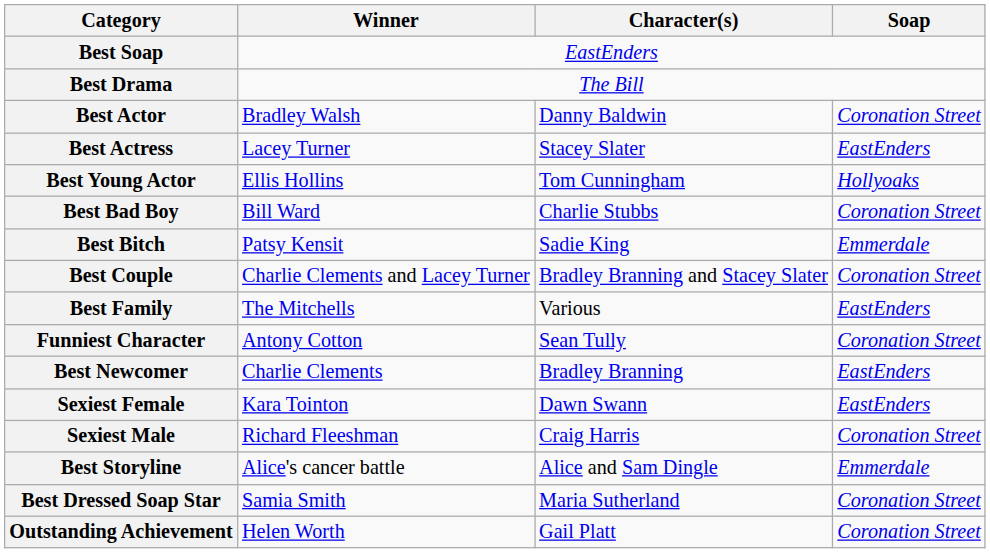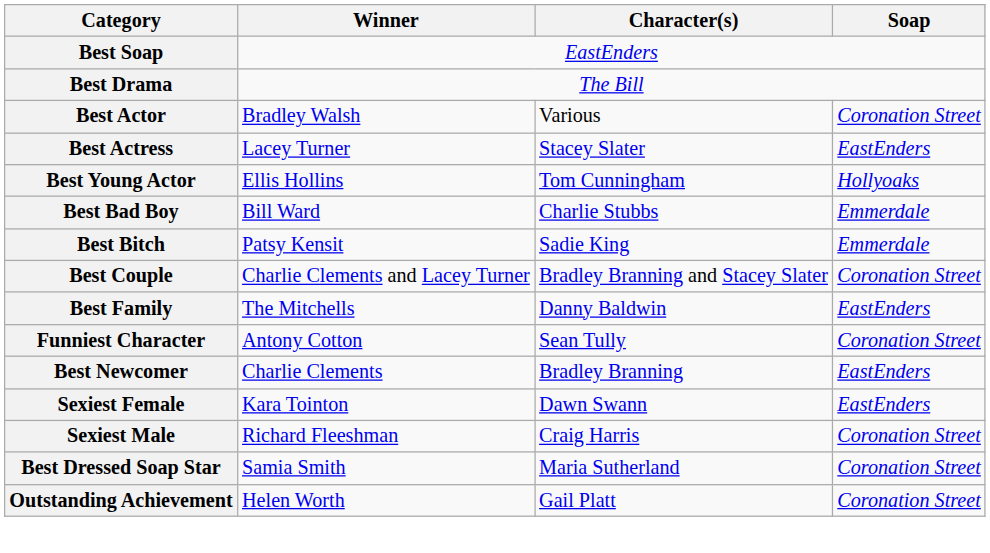(603, 116) Danny Baldwin -> (570, 116) Various
(909, 212) Coronation Street -> (883, 212) Emmerdale
(570, 308) Various -> (603, 308) Danny Baldwin
- row: (121, 468)
